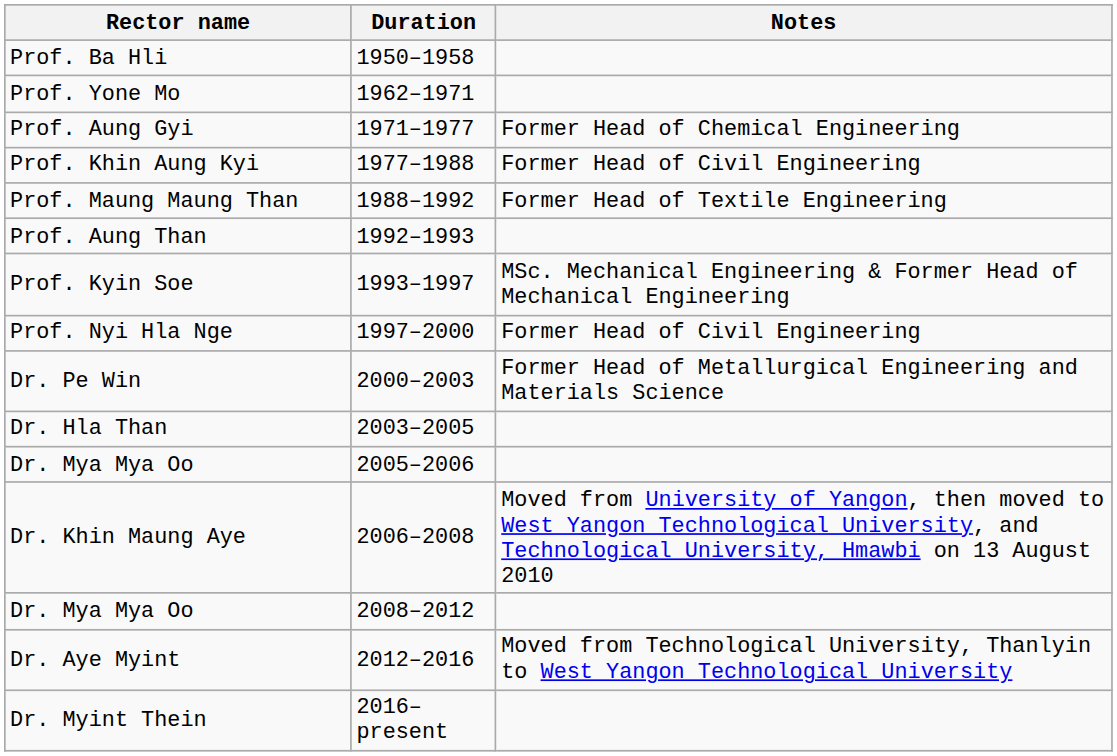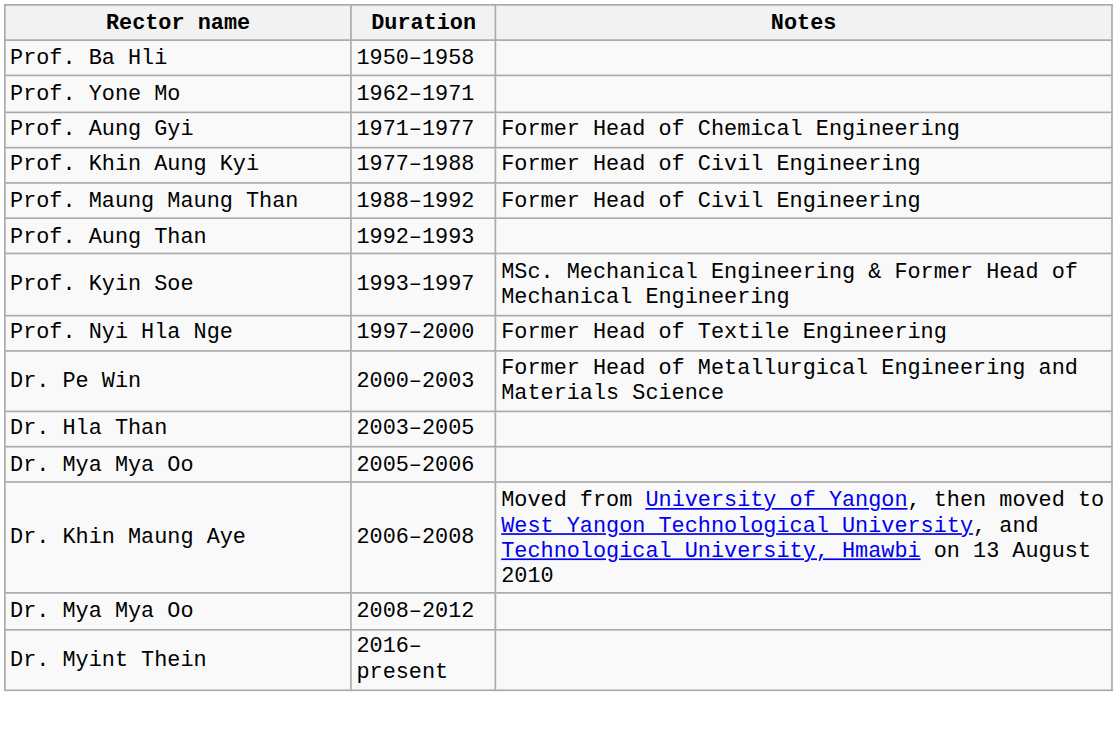(724, 201) Former Head of Textile Engineering -> (711, 201) Former Head of Civil Engineering
(711, 333) Former Head of Civil Engineering -> (724, 333) Former Head of Textile Engineering
- row: (95, 660)
